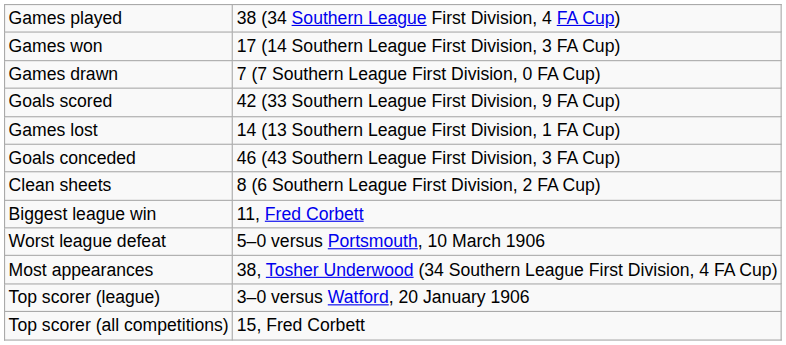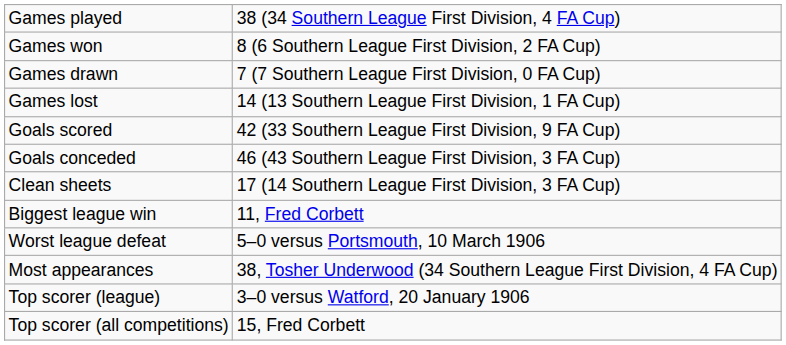(429, 46) 17 (14 Southern League First Division, 3 FA Cup) -> (419, 46) 8 (6 Southern League First Division, 2 FA Cup)
rows swapped: (53, 130) <-> (60, 102)
(419, 185) 8 (6 Southern League First Division, 2 FA Cup) -> (429, 185) 17 (14 Southern League First Division, 3 FA Cup)
